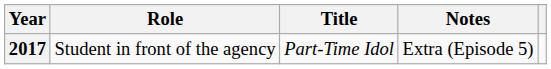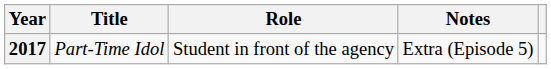columns swapped: (339, 19) <-> (165, 19)
